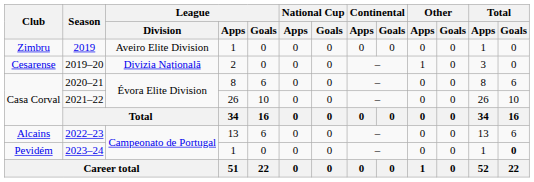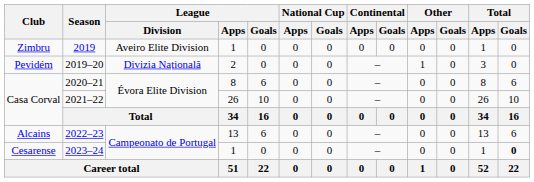(34, 64) Cesarense -> (34, 64) Pevidém
(34, 151) Pevidém -> (34, 151) Cesarense
